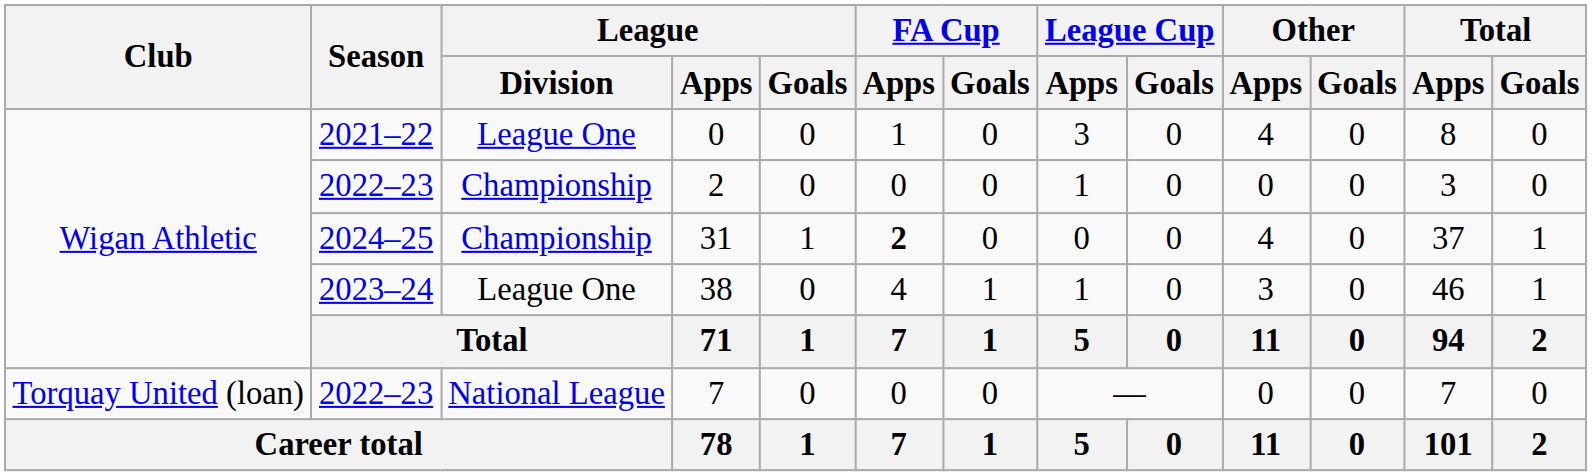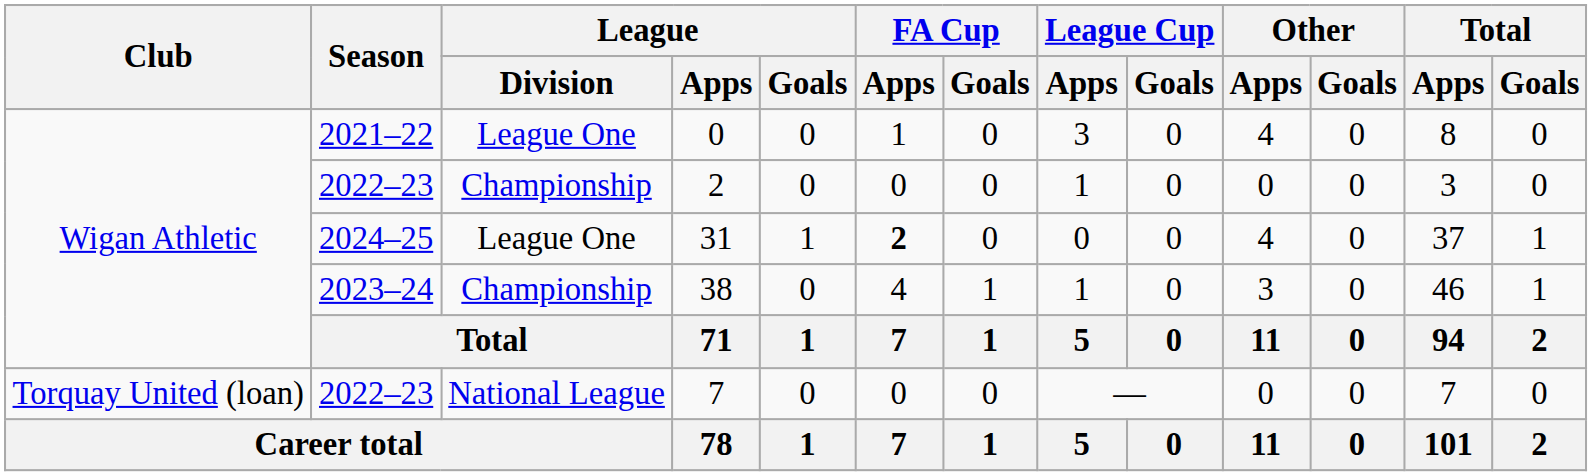(557, 237) Championship -> (557, 237) League One
(557, 289) League One -> (557, 289) Championship
